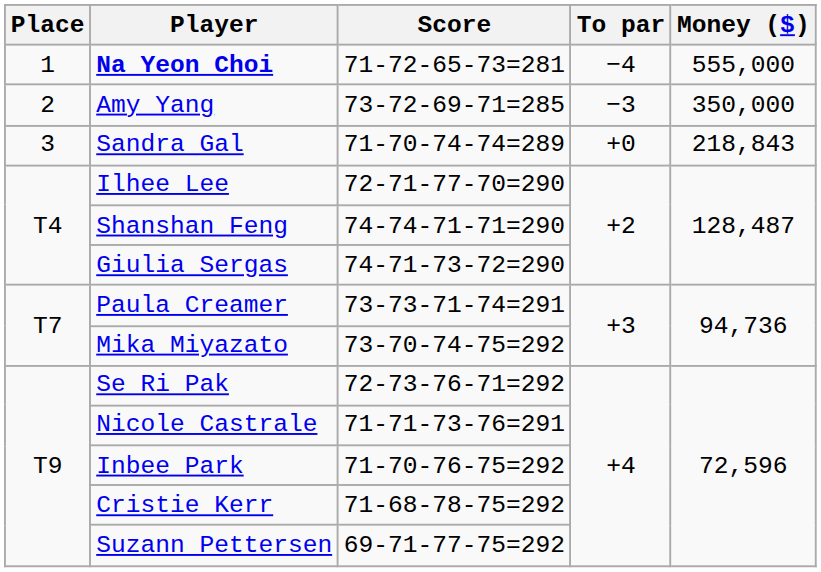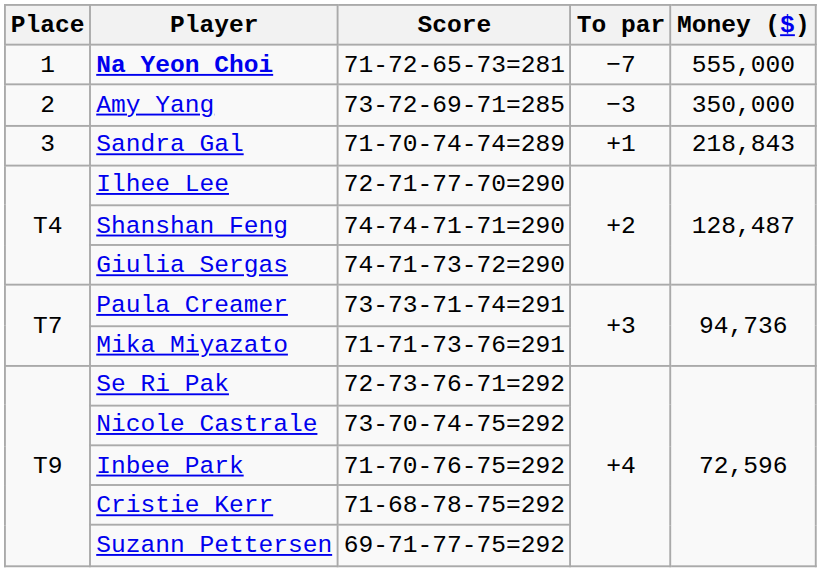(621, 65) −4 -> (621, 65) −7
(621, 145) +0 -> (621, 145) +1
(454, 345) 73-70-74-75=292 -> (454, 345) 71-71-73-76=291
(454, 425) 71-71-73-76=291 -> (454, 425) 73-70-74-75=292
